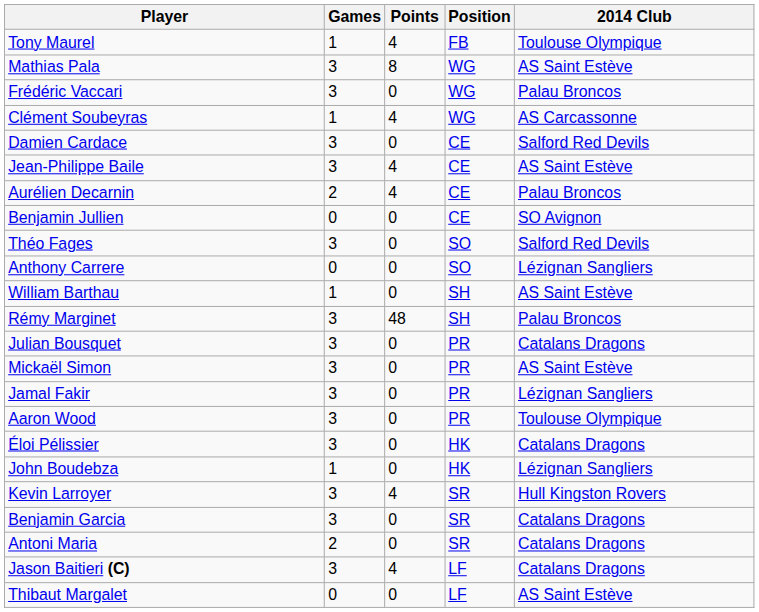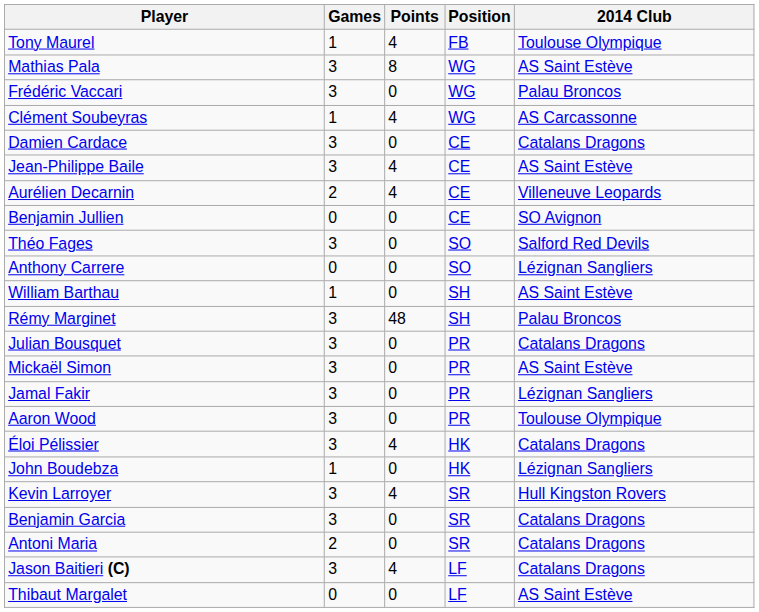(584, 142) Salford Red Devils -> (581, 142) Catalans Dragons
(570, 192) Palau Broncos -> (590, 192) Villeneuve Leopards
(393, 444) 0 -> (393, 444) 4
